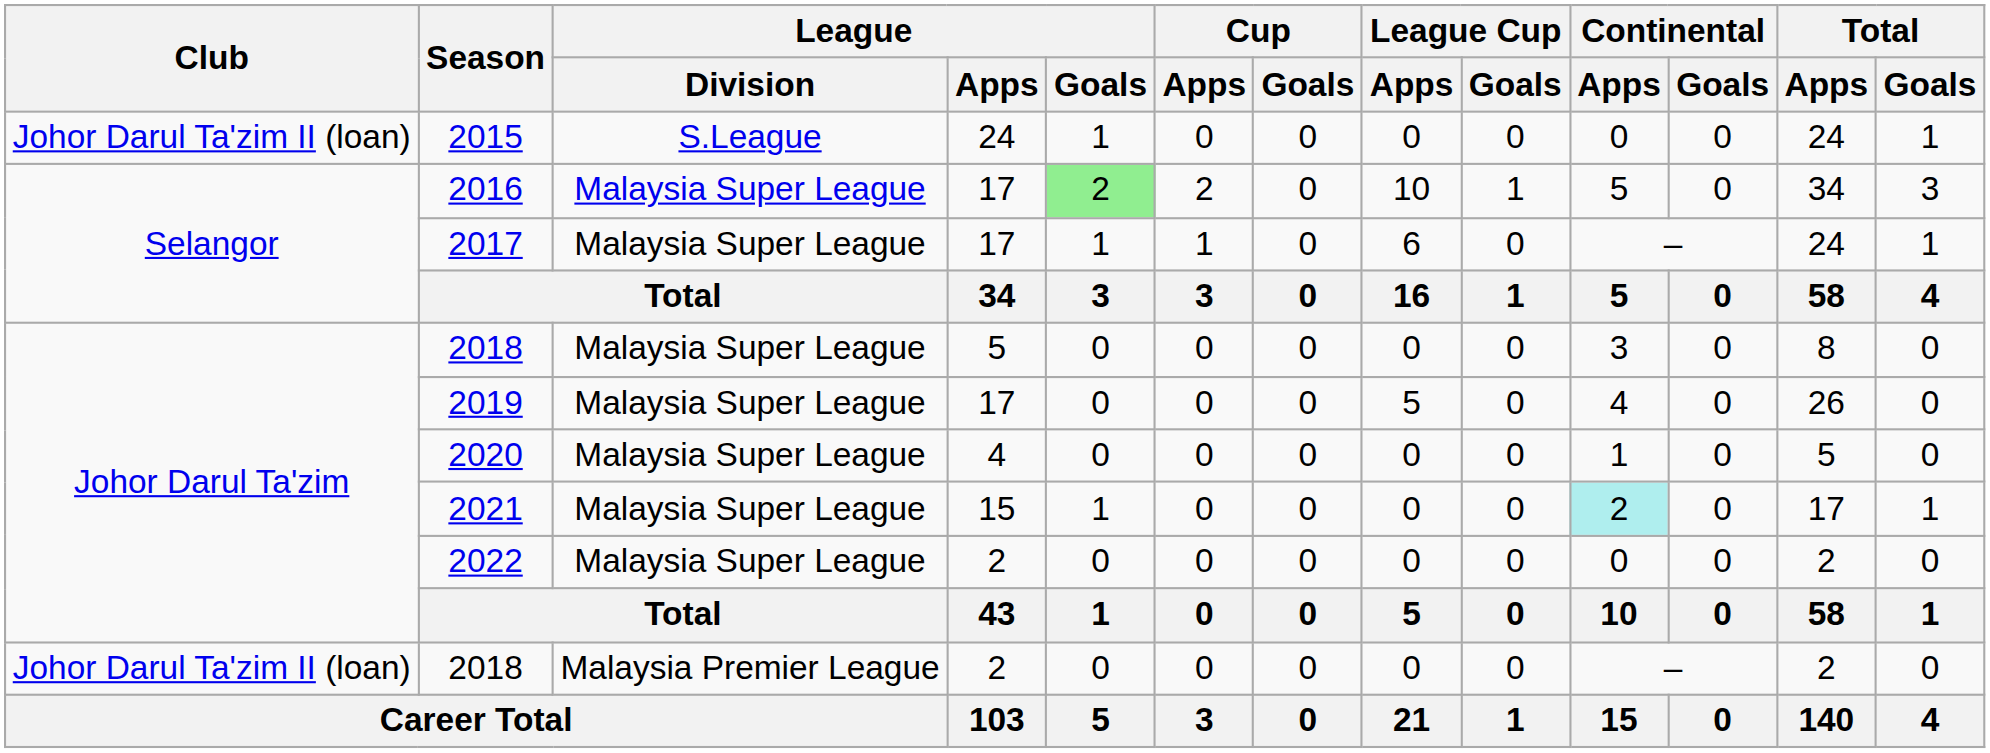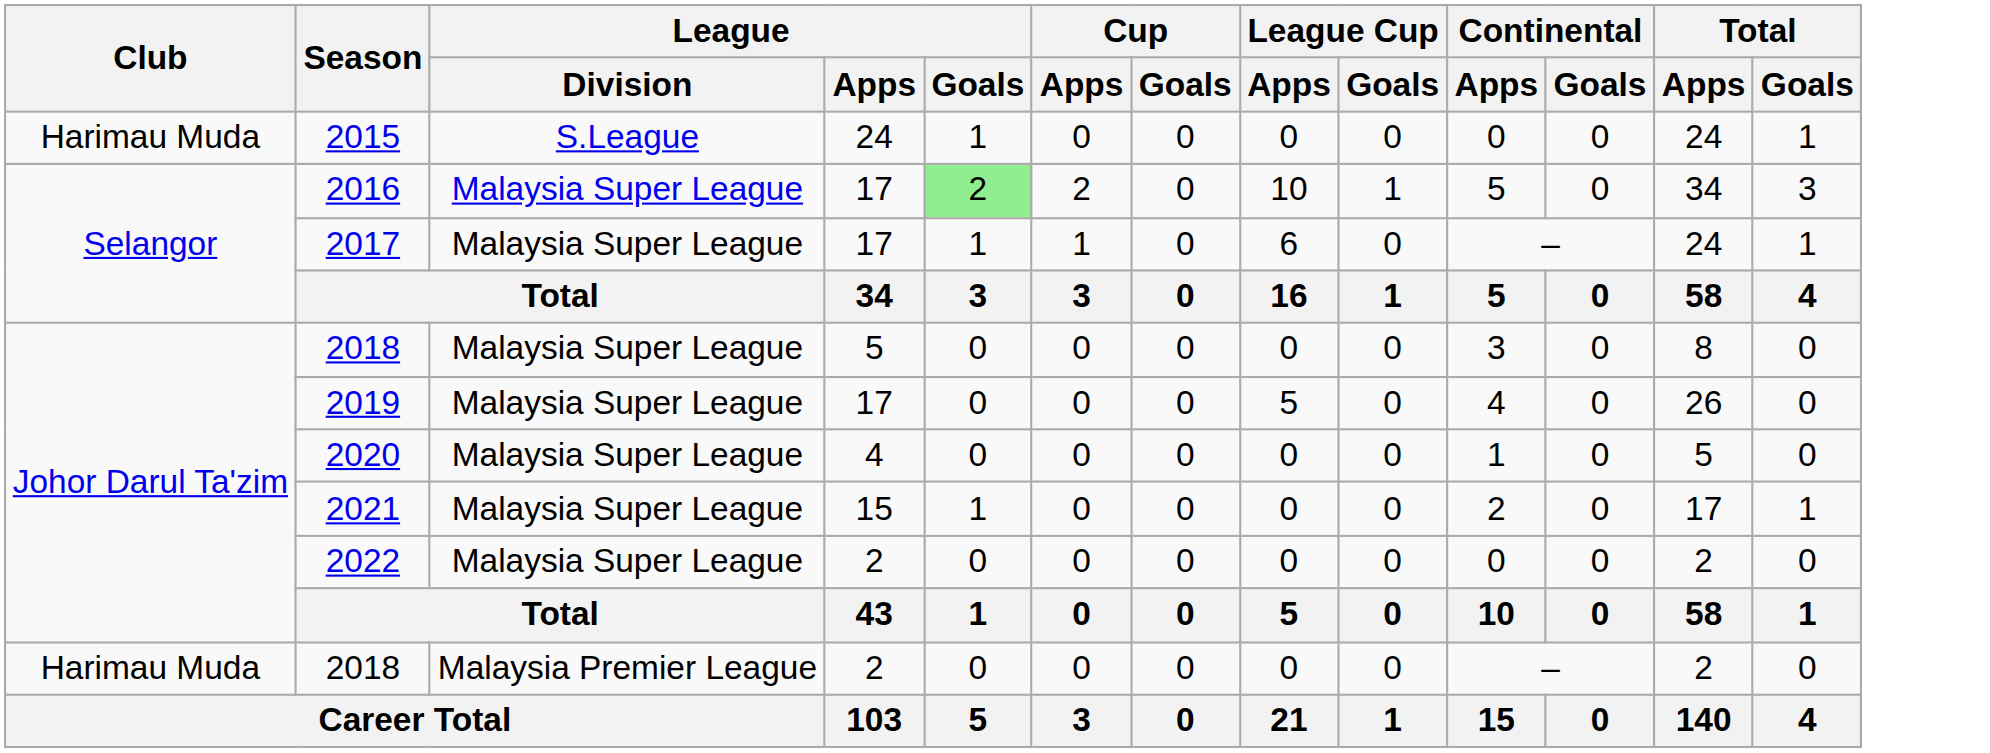(212, 137) Johor Darul Ta'zim II (loan) -> (150, 137) Harimau Muda
(1619, 508) paleturquoise background -> (1496, 508) no background
(212, 667) Johor Darul Ta'zim II (loan) -> (150, 667) Harimau Muda
